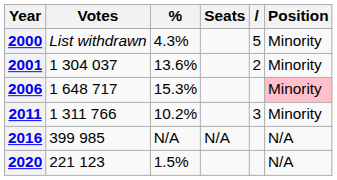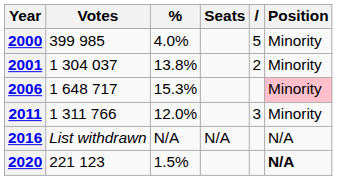(98, 41) List withdrawn -> (77, 41) 399 985
(171, 41) 4.3% -> (171, 41) 4.0%
(175, 65) 13.6% -> (175, 65) 13.8%
(175, 114) 10.2% -> (175, 114) 12.0%
(77, 138) 399 985 -> (98, 138) List withdrawn
(281, 162) normal -> (281, 162) bold
